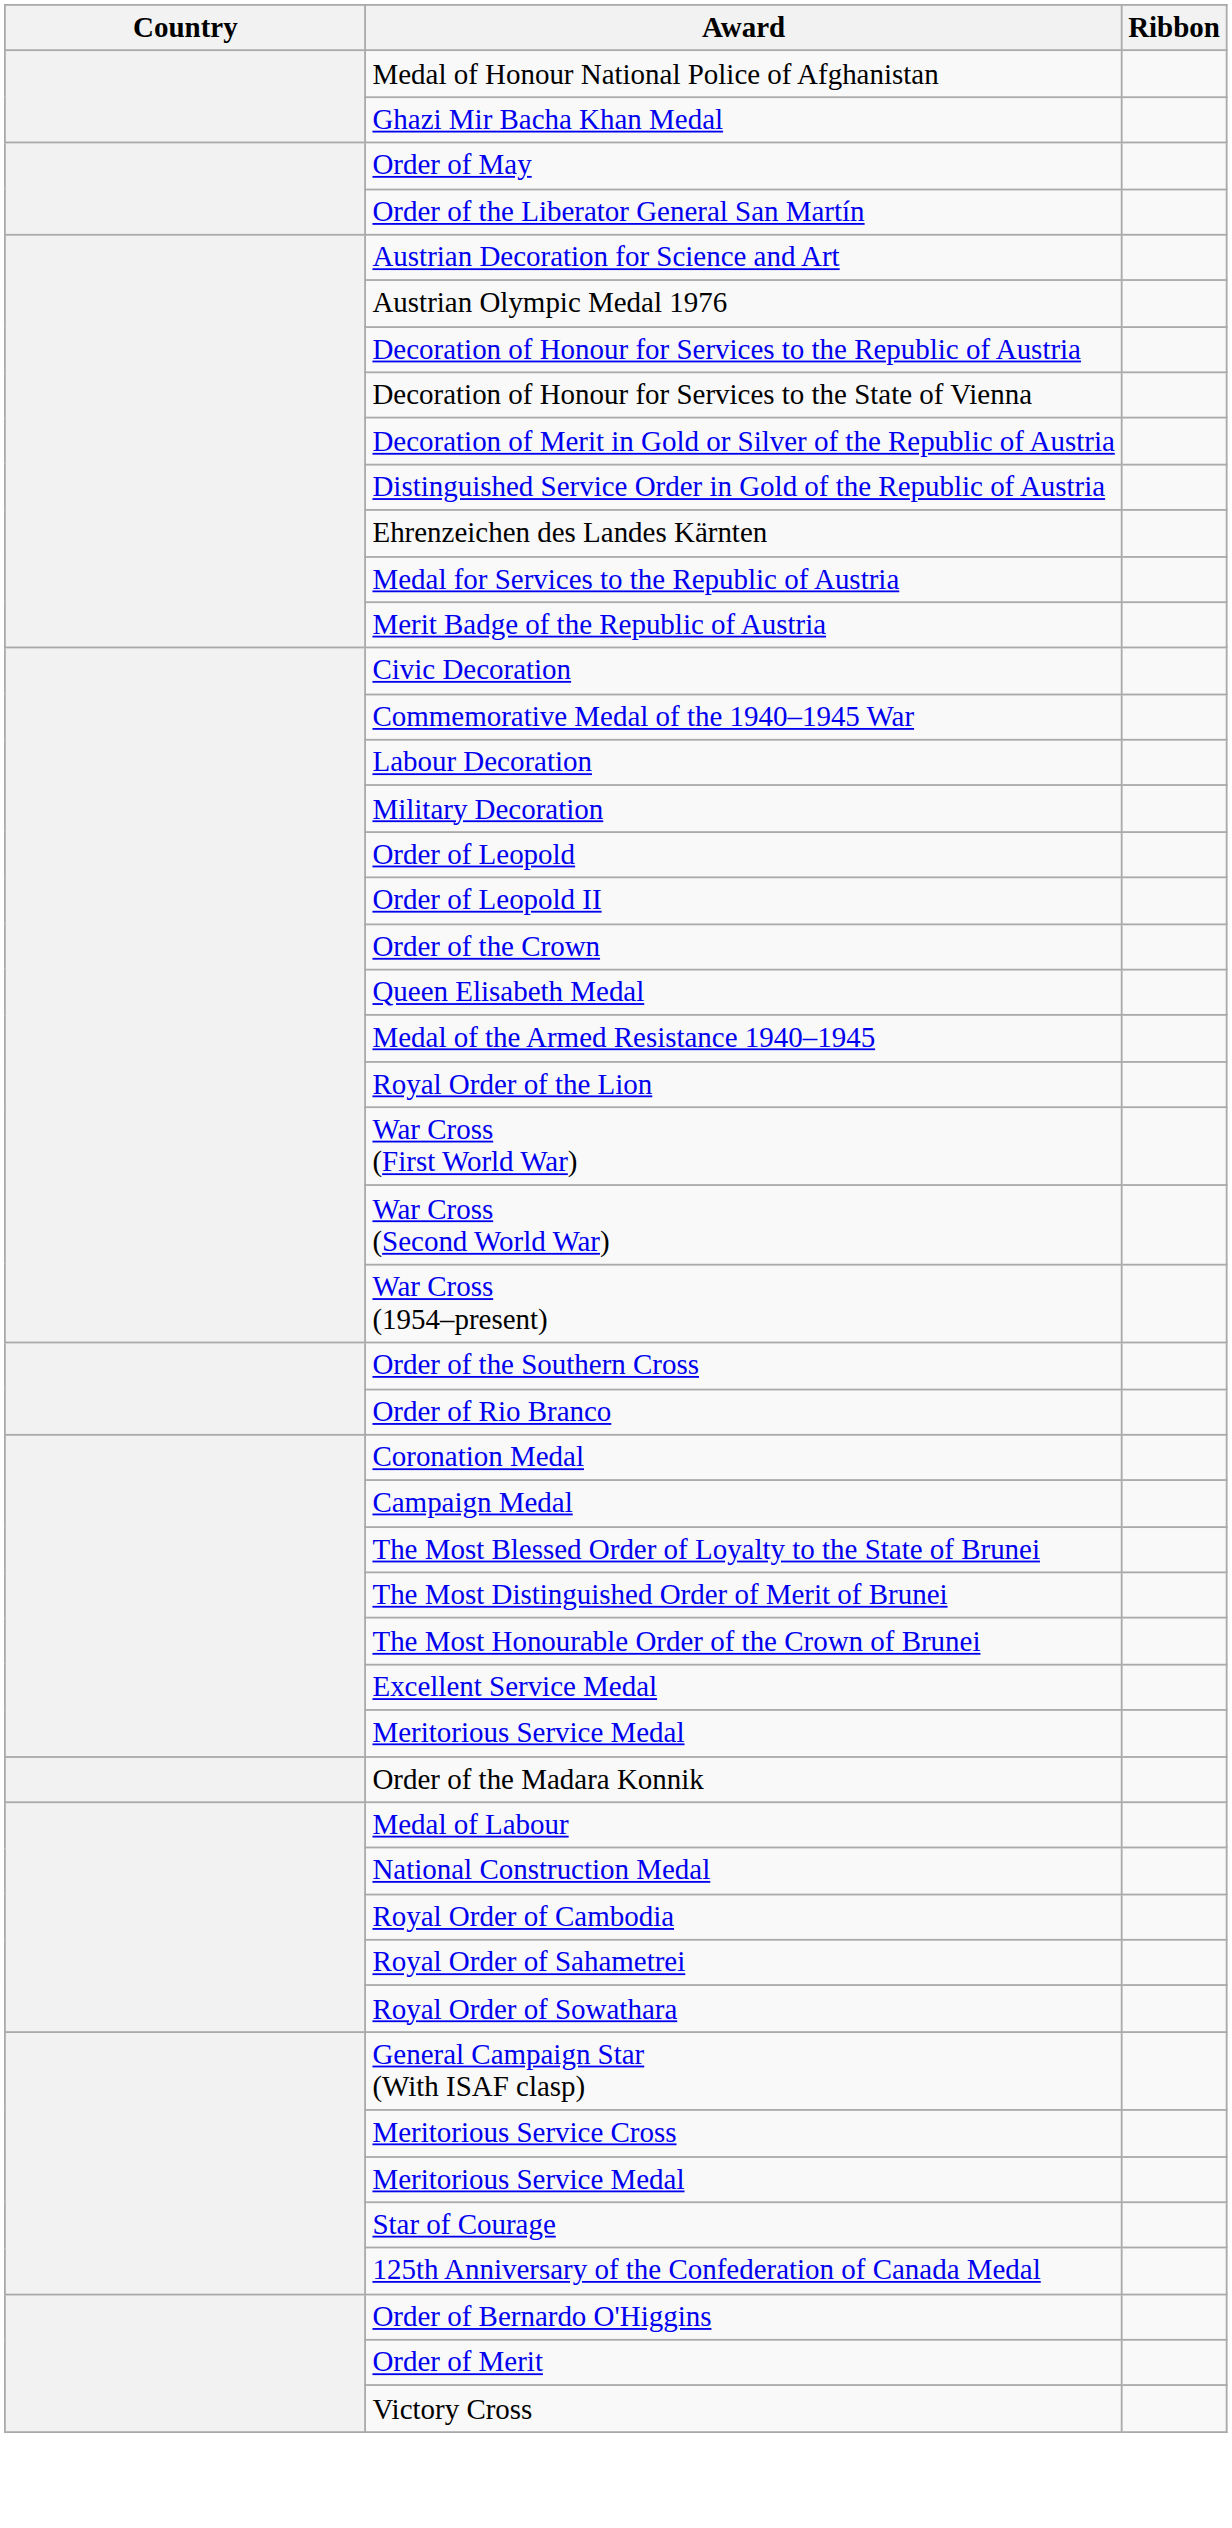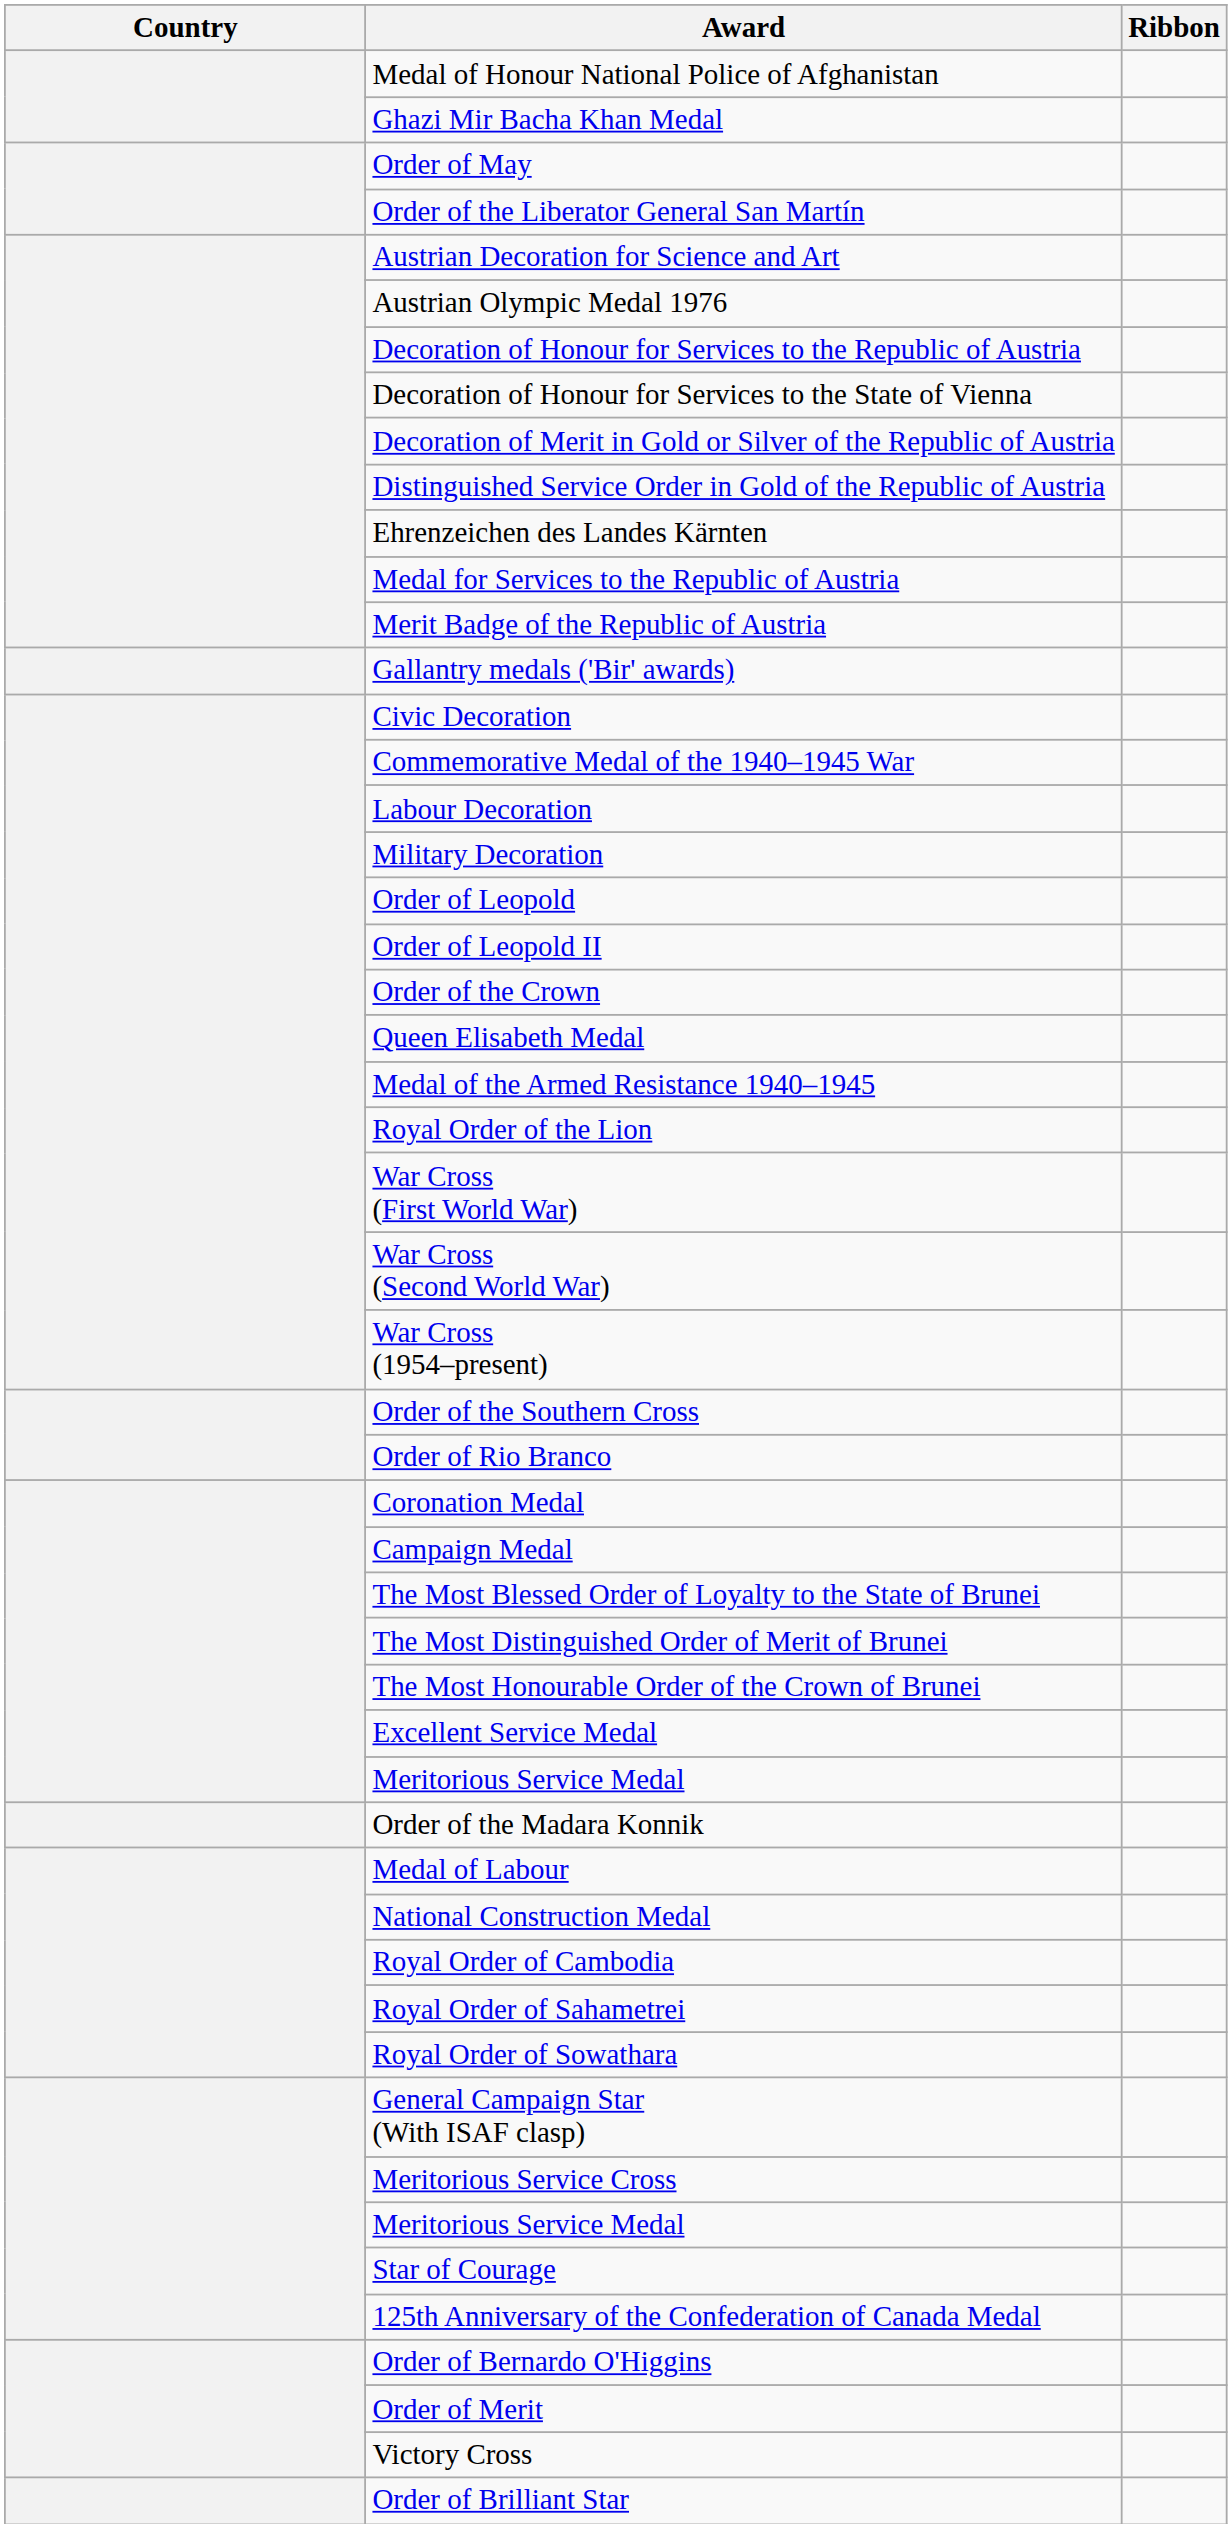+ row: (185, 671)
+ row: (185, 2501)
